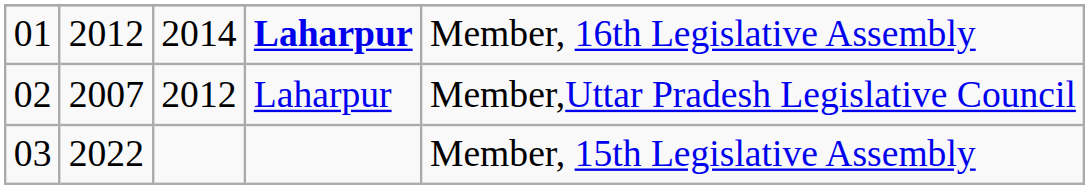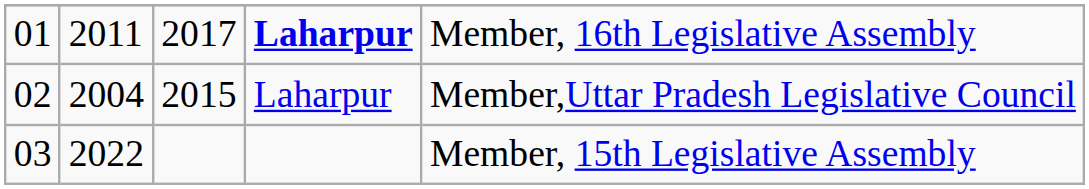(106, 34) 2012 -> (106, 34) 2011
(199, 34) 2014 -> (199, 34) 2017
(106, 93) 2007 -> (106, 93) 2004
(199, 93) 2012 -> (199, 93) 2015
